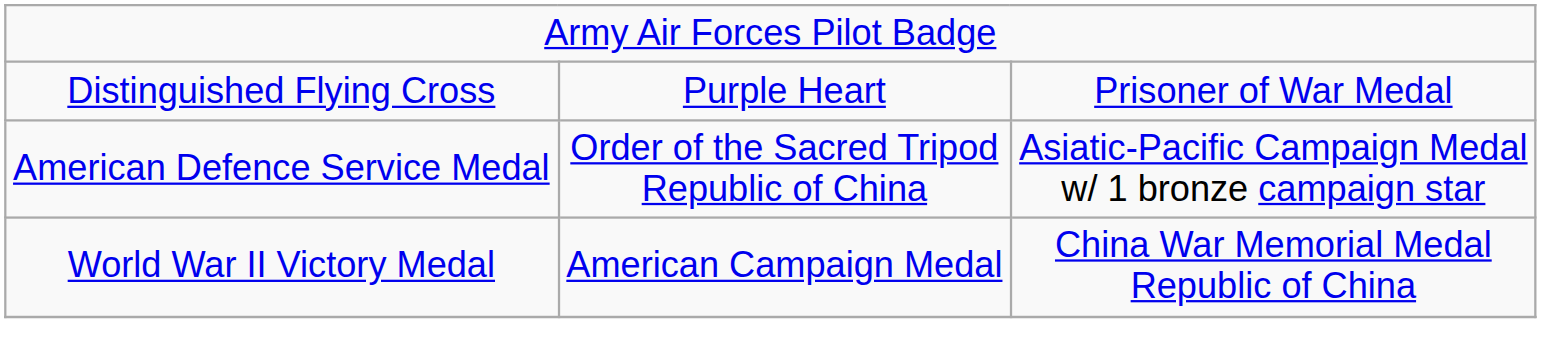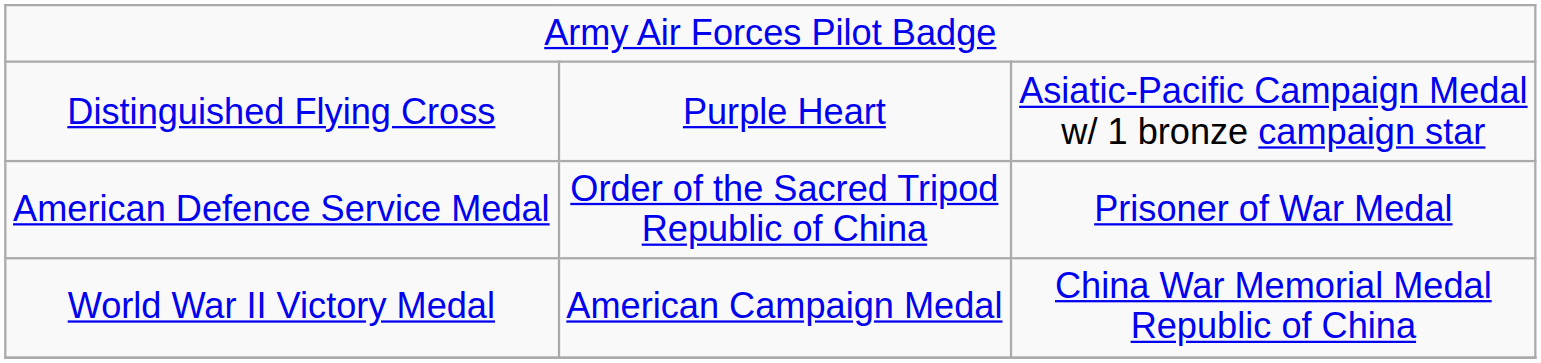(1273, 90) Prisoner of War Medal -> (1273, 110) Asiatic-Pacific Campaign Medal w/ 1 bronze campaign star
(1273, 168) Asiatic-Pacific Campaign Medal w/ 1 bronze campaign star -> (1273, 208) Prisoner of War Medal
